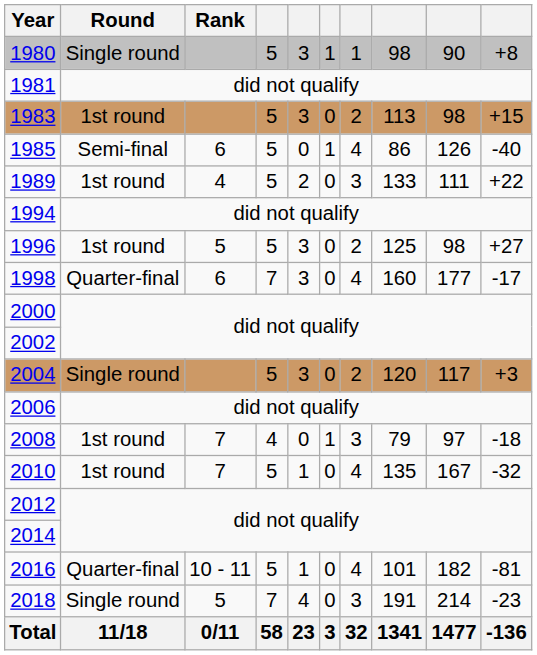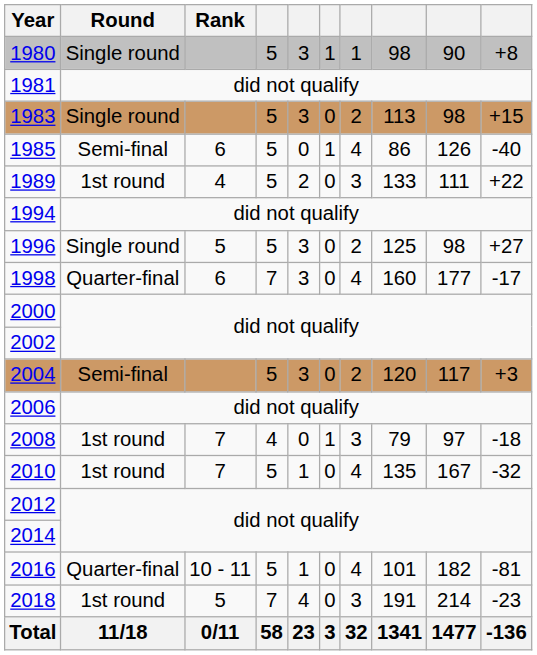(123, 117) 1st round -> (123, 117) Single round
(123, 246) 1st round -> (123, 246) Single round
(123, 375) Single round -> (123, 375) Semi-final
(123, 600) Single round -> (123, 600) 1st round
